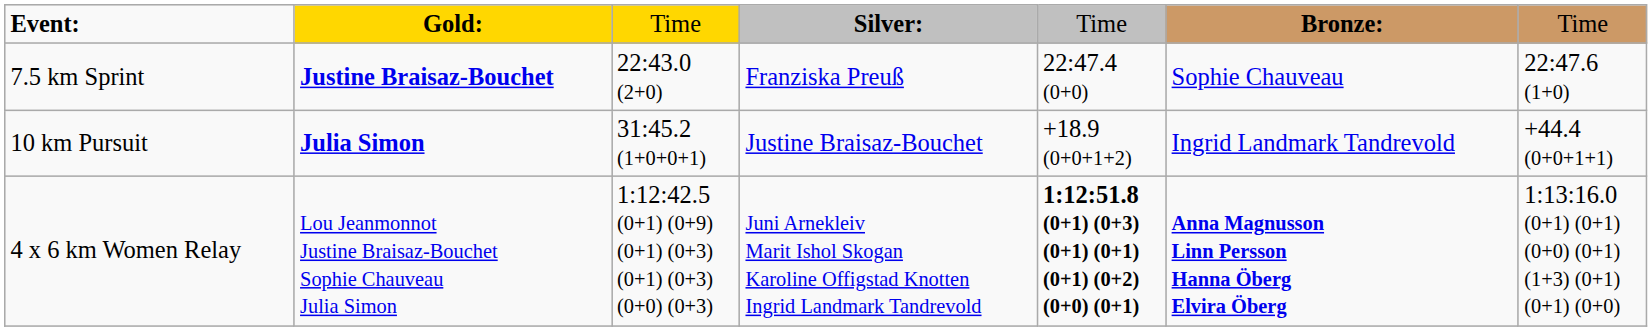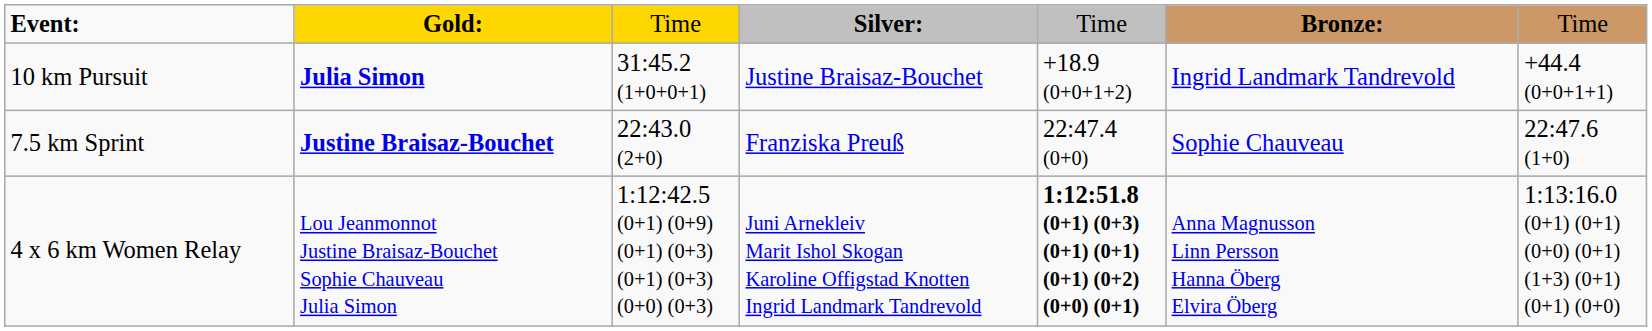rows swapped: (77, 76) <-> (79, 142)
(1248, 264) bold -> (1243, 265) normal
